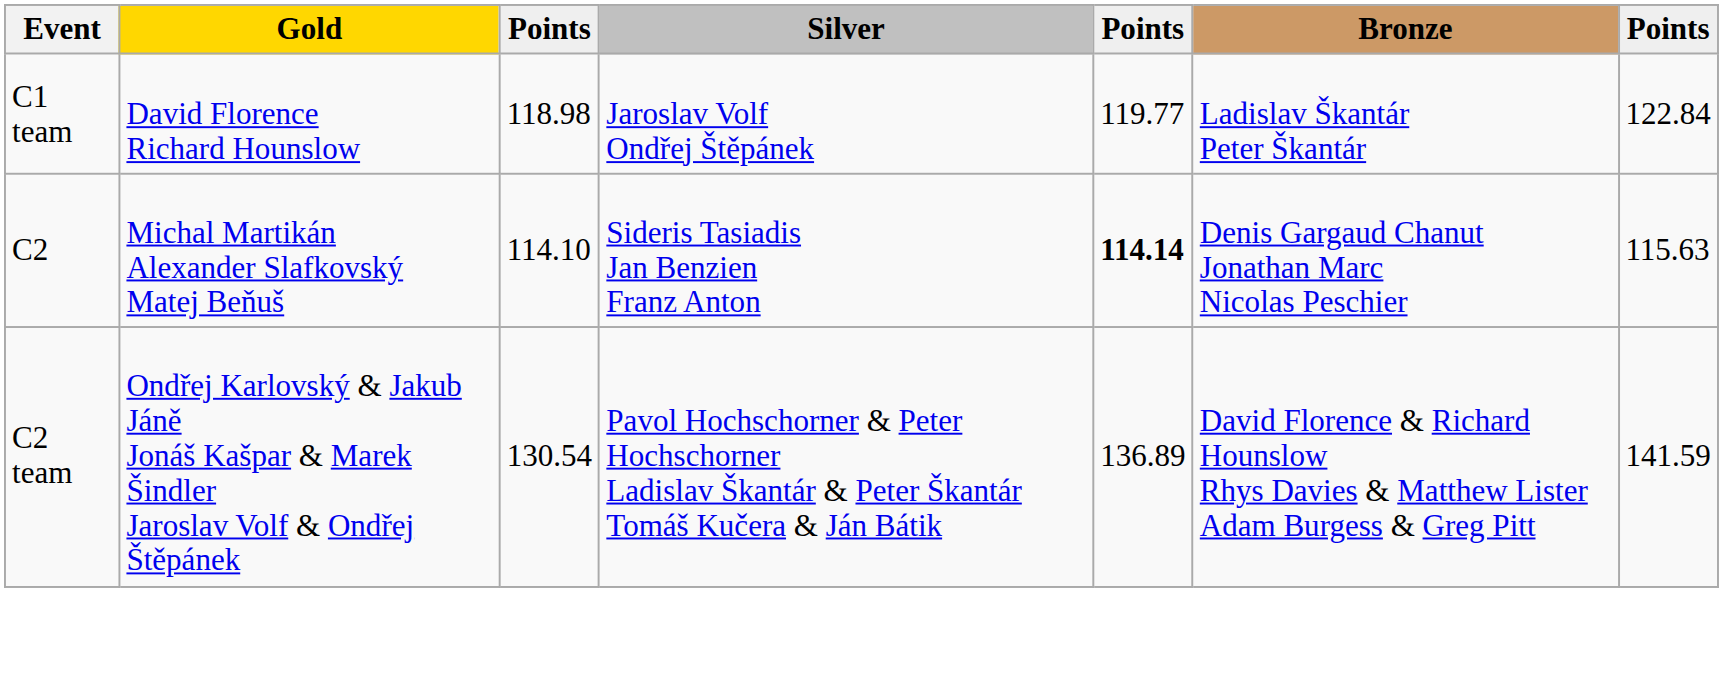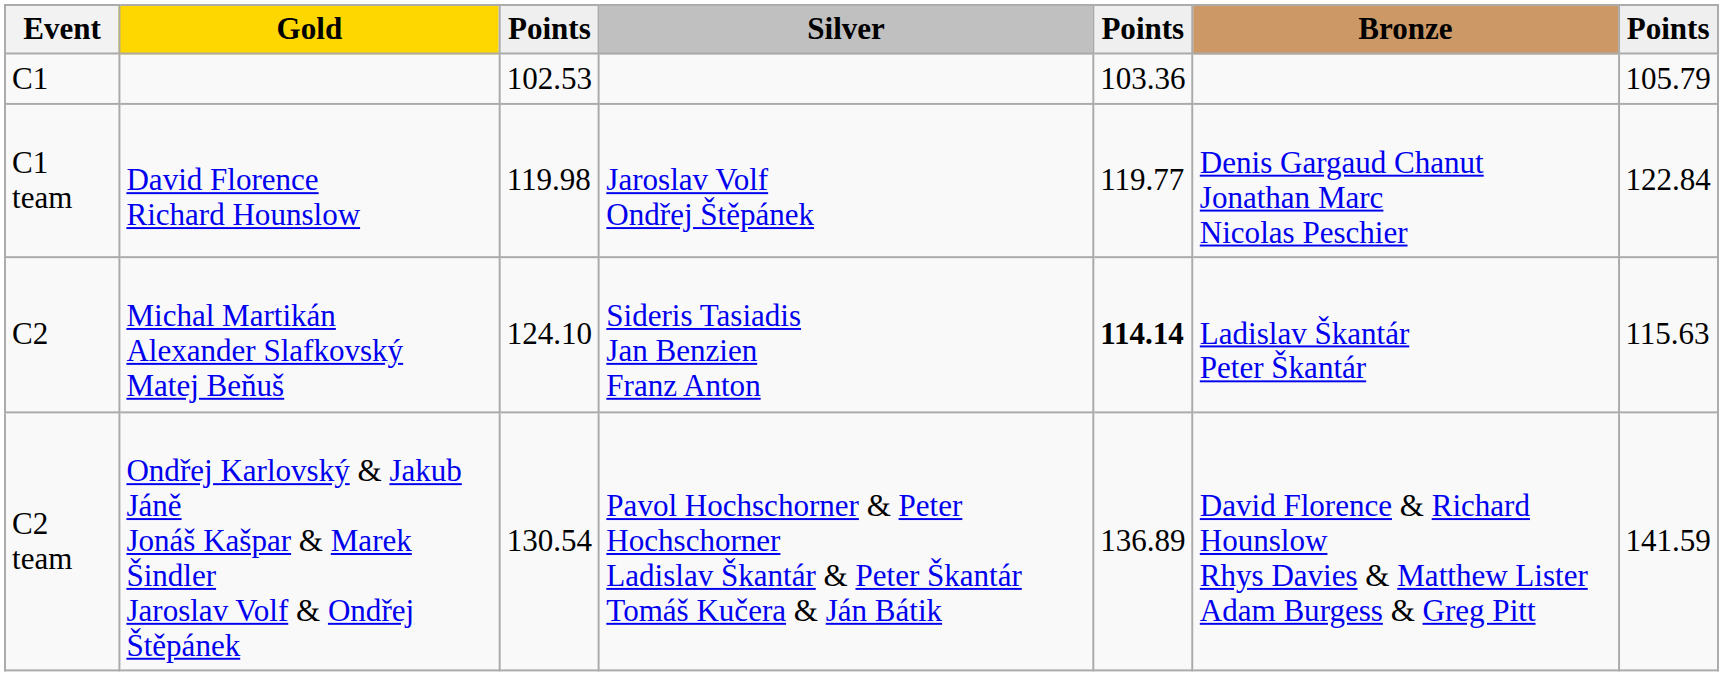+ row: (30, 78)
(549, 113) 118.98 -> (549, 179) 119.98
(1305, 130) Ladislav Škantár Peter Škantár -> (1342, 197) Denis Gargaud Chanut Jonathan Marc Nicolas Peschier
(549, 249) 114.10 -> (549, 333) 124.10
(1342, 267) Denis Gargaud Chanut Jonathan Marc Nicolas Peschier -> (1305, 351) Ladislav Škantár Peter Škantár
